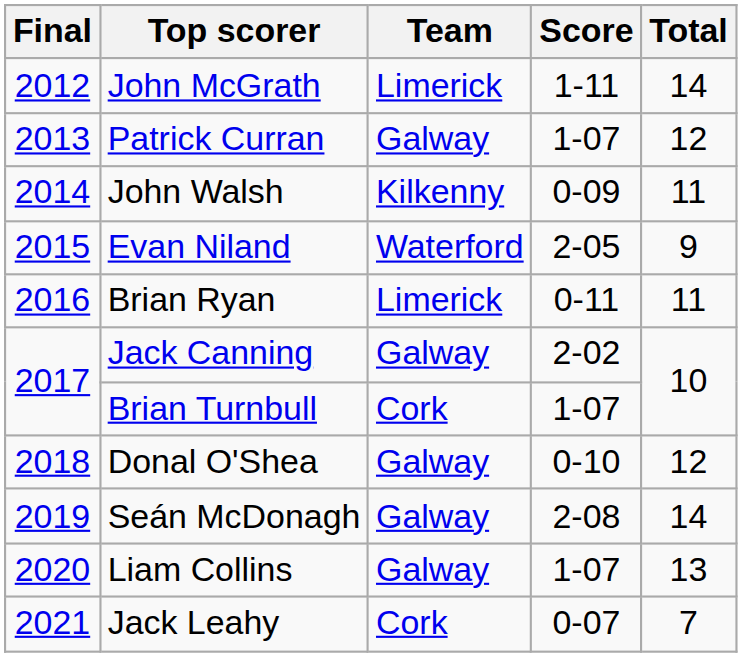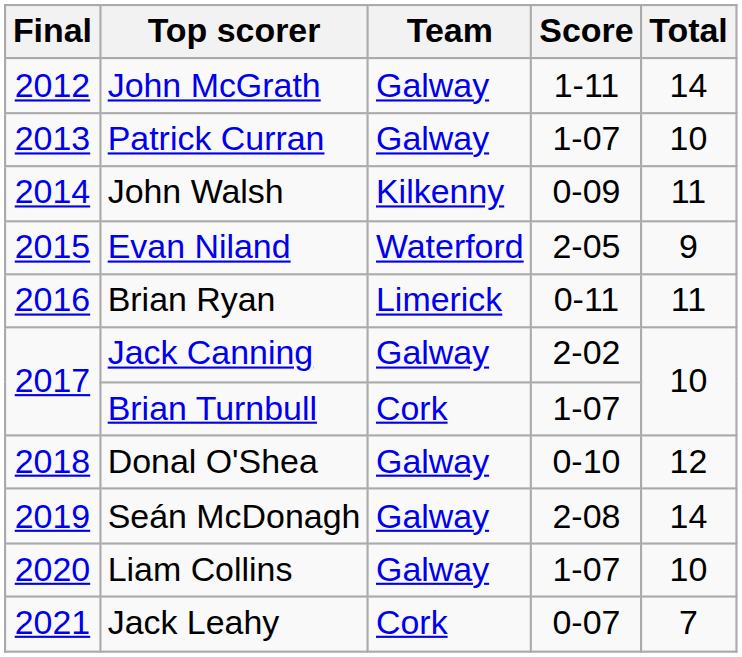(439, 85) Limerick -> (433, 85) Galway
(688, 138) 12 -> (688, 138) 10
(688, 569) 13 -> (688, 569) 10
